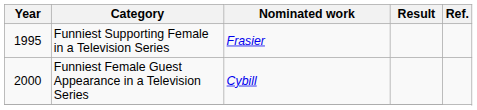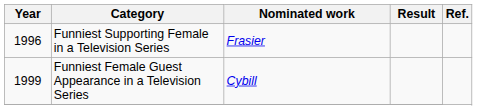(28, 40) 1995 -> (28, 40) 1996
(28, 81) 2000 -> (28, 81) 1999
